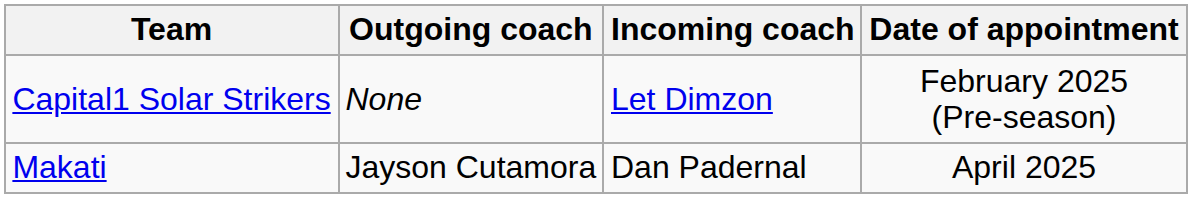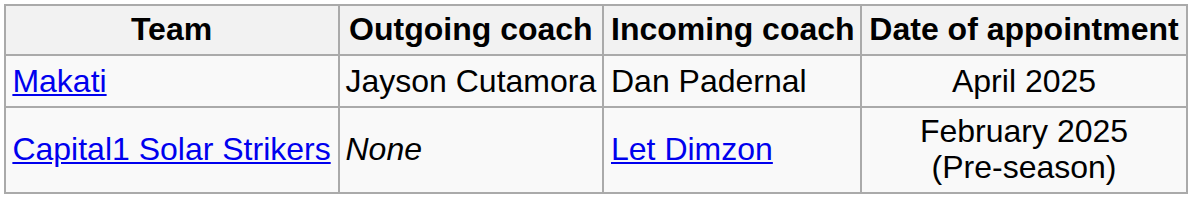rows swapped: (172, 98) <-> (60, 167)
